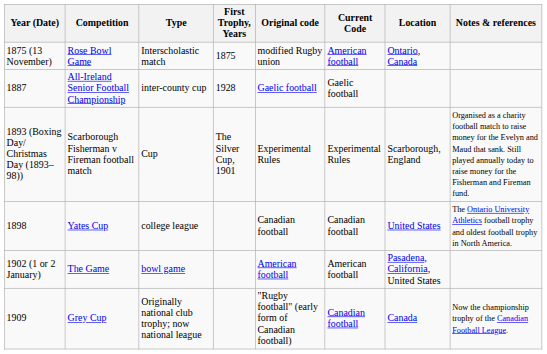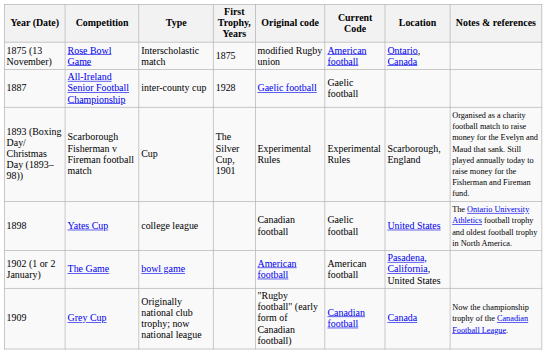(346, 225) Canadian football -> (343, 225) Gaelic football
